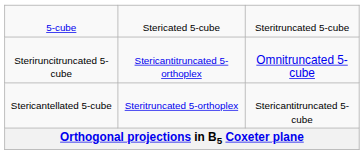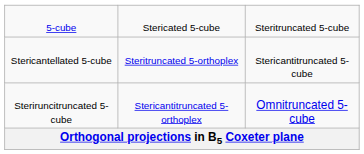rows swapped: (61, 106) <-> (61, 67)
